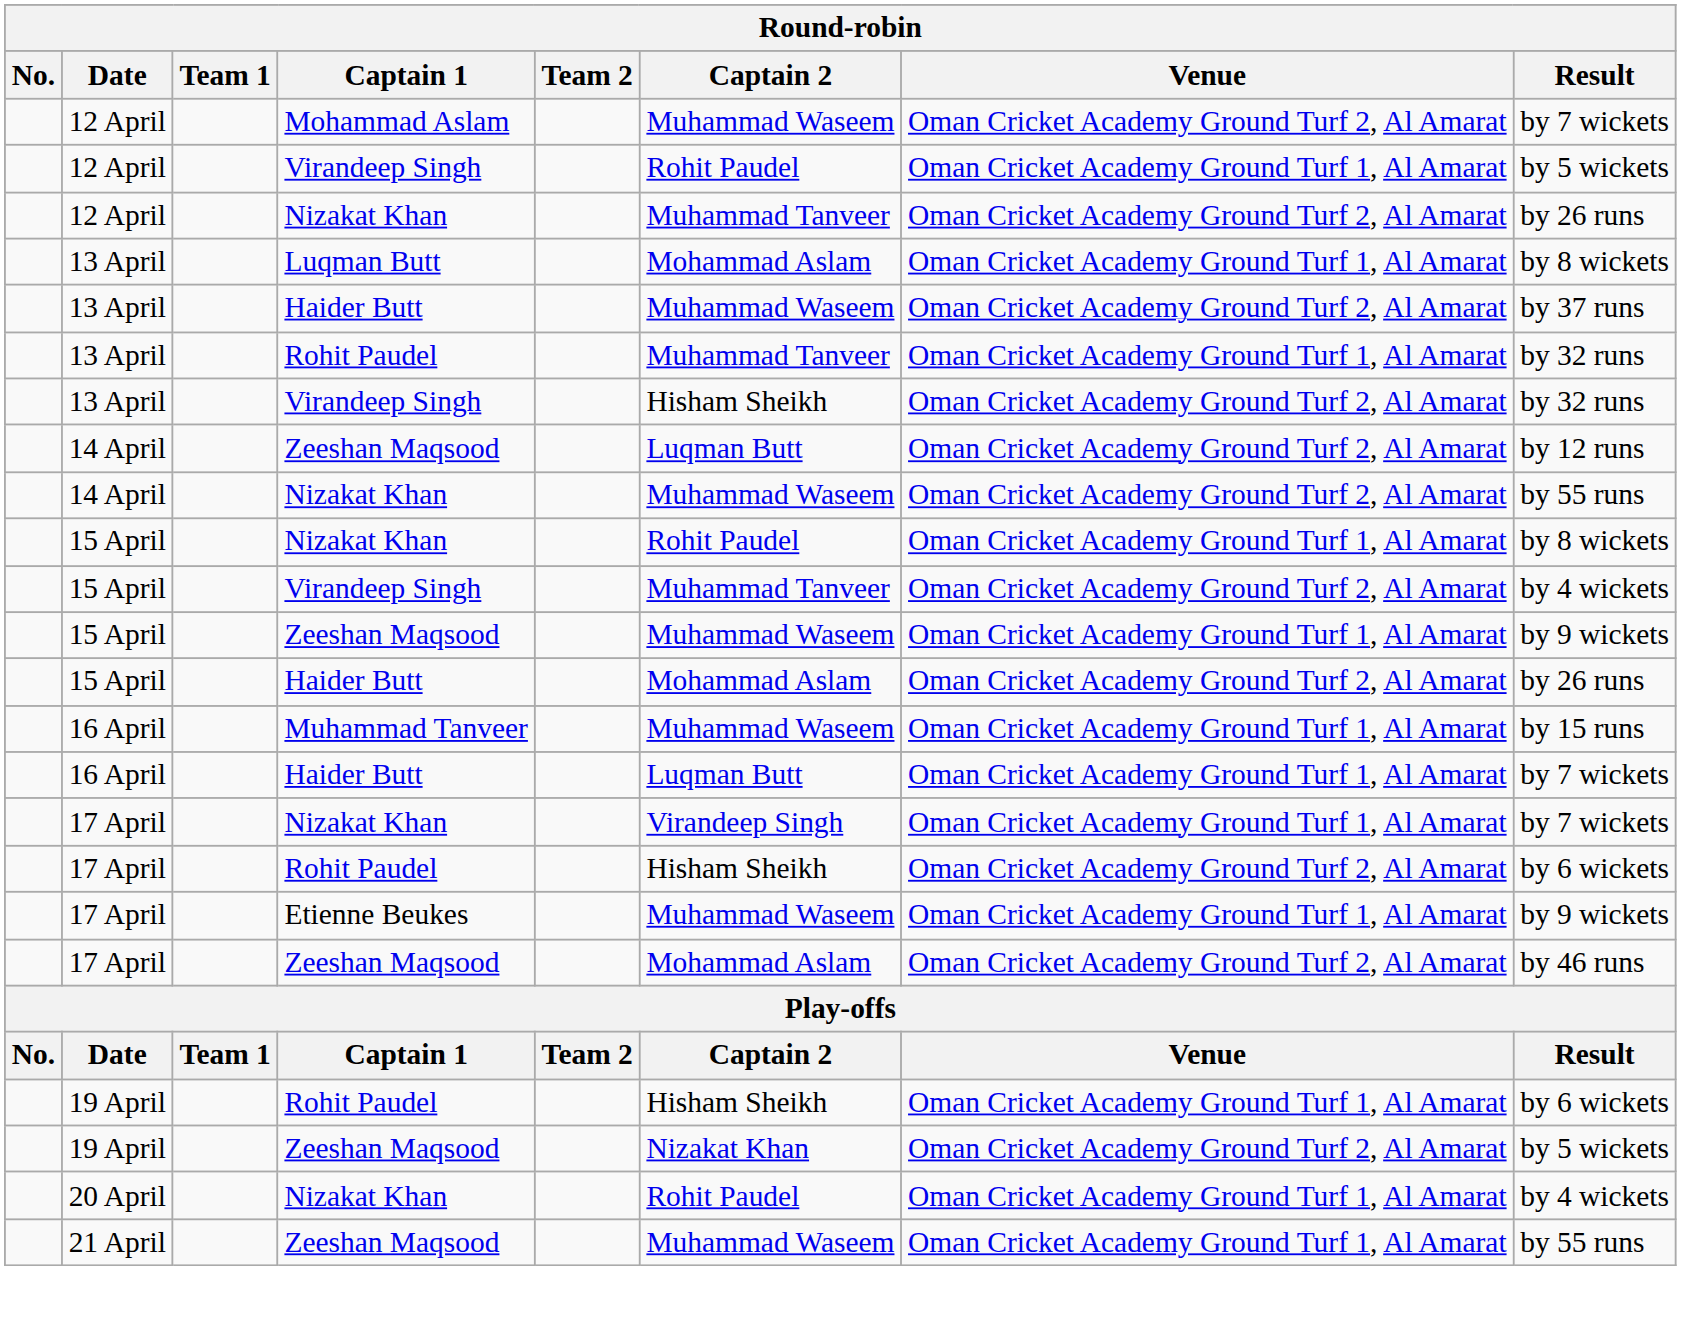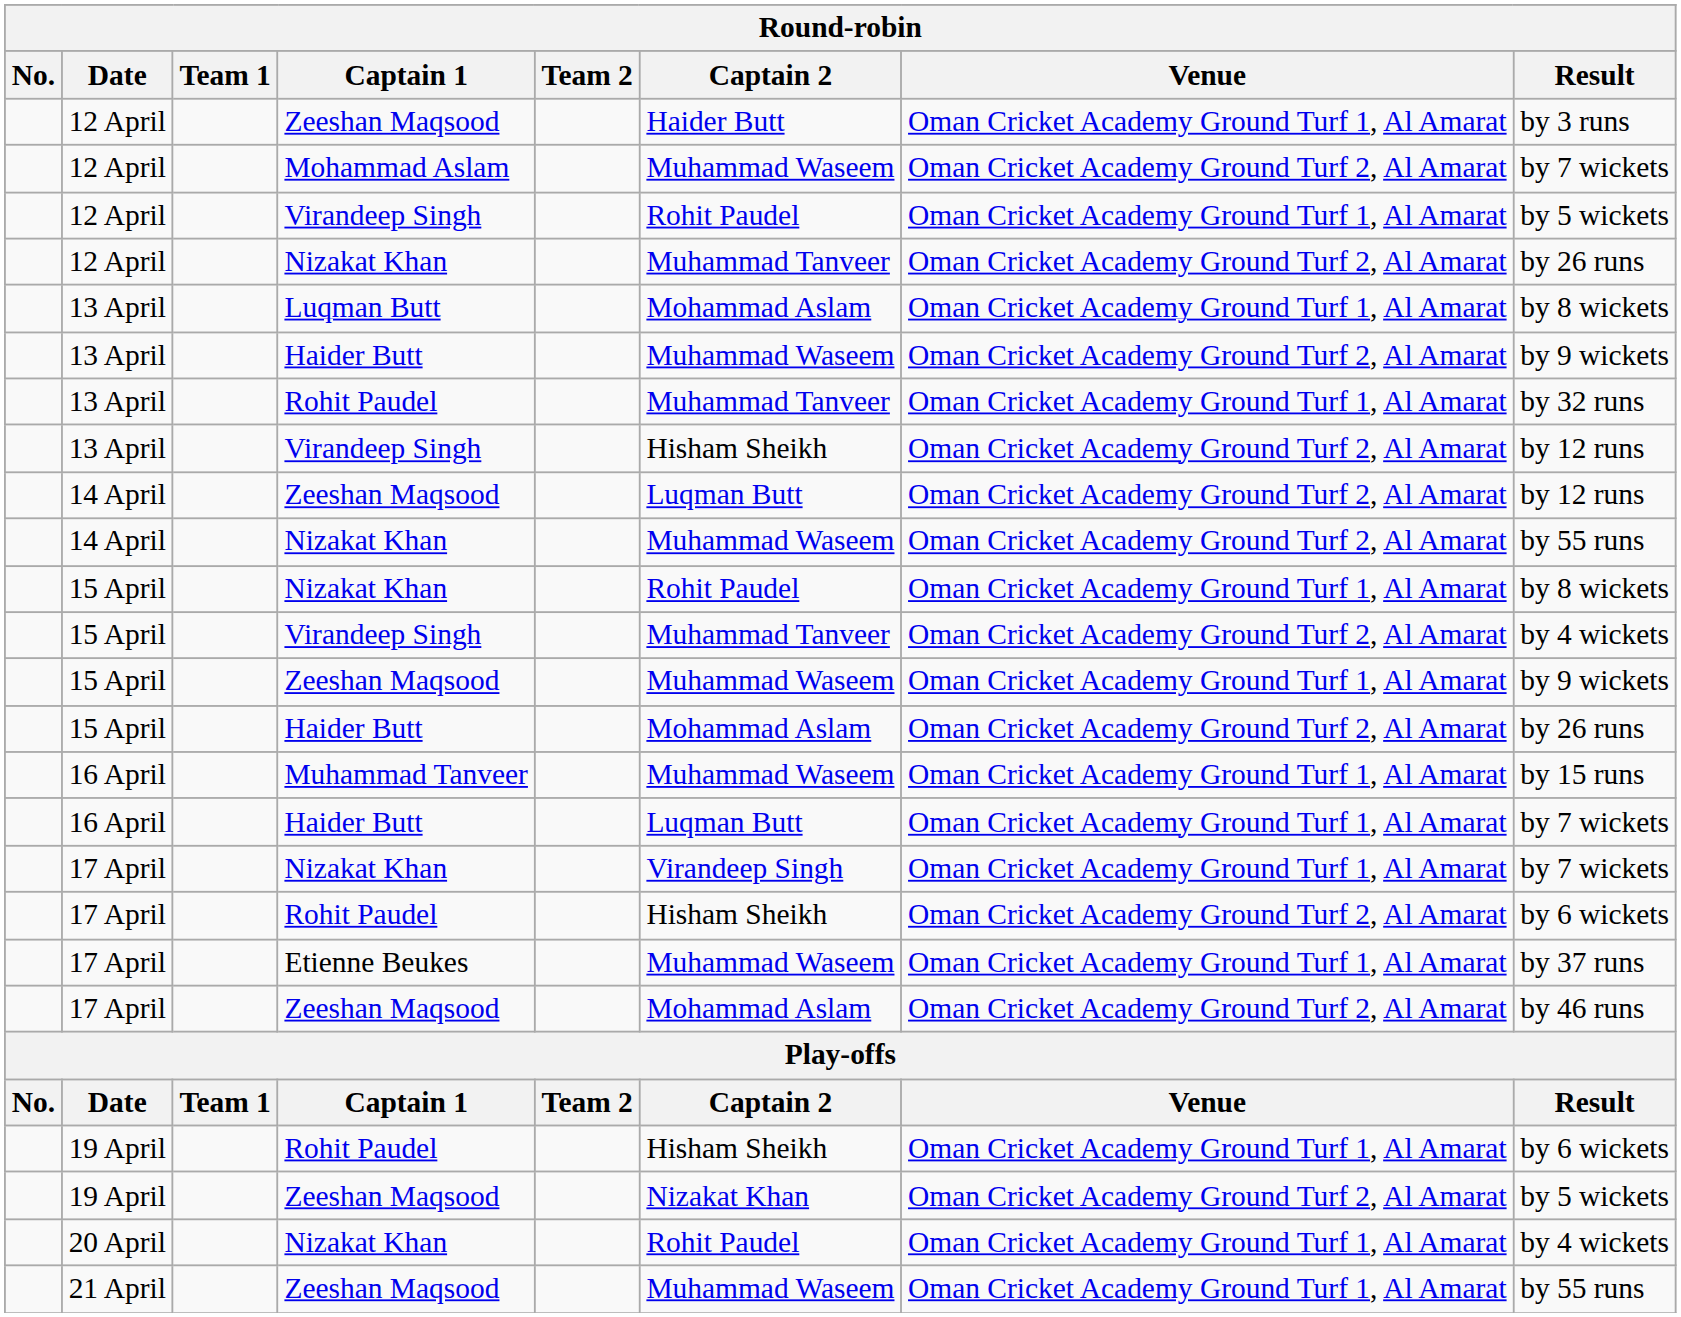+ row: (117, 121)
(1582, 307) by 37 runs -> (1595, 354) by 9 wickets
(1582, 401) by 32 runs -> (1582, 448) by 12 runs
(1595, 914) by 9 wickets -> (1582, 961) by 37 runs
